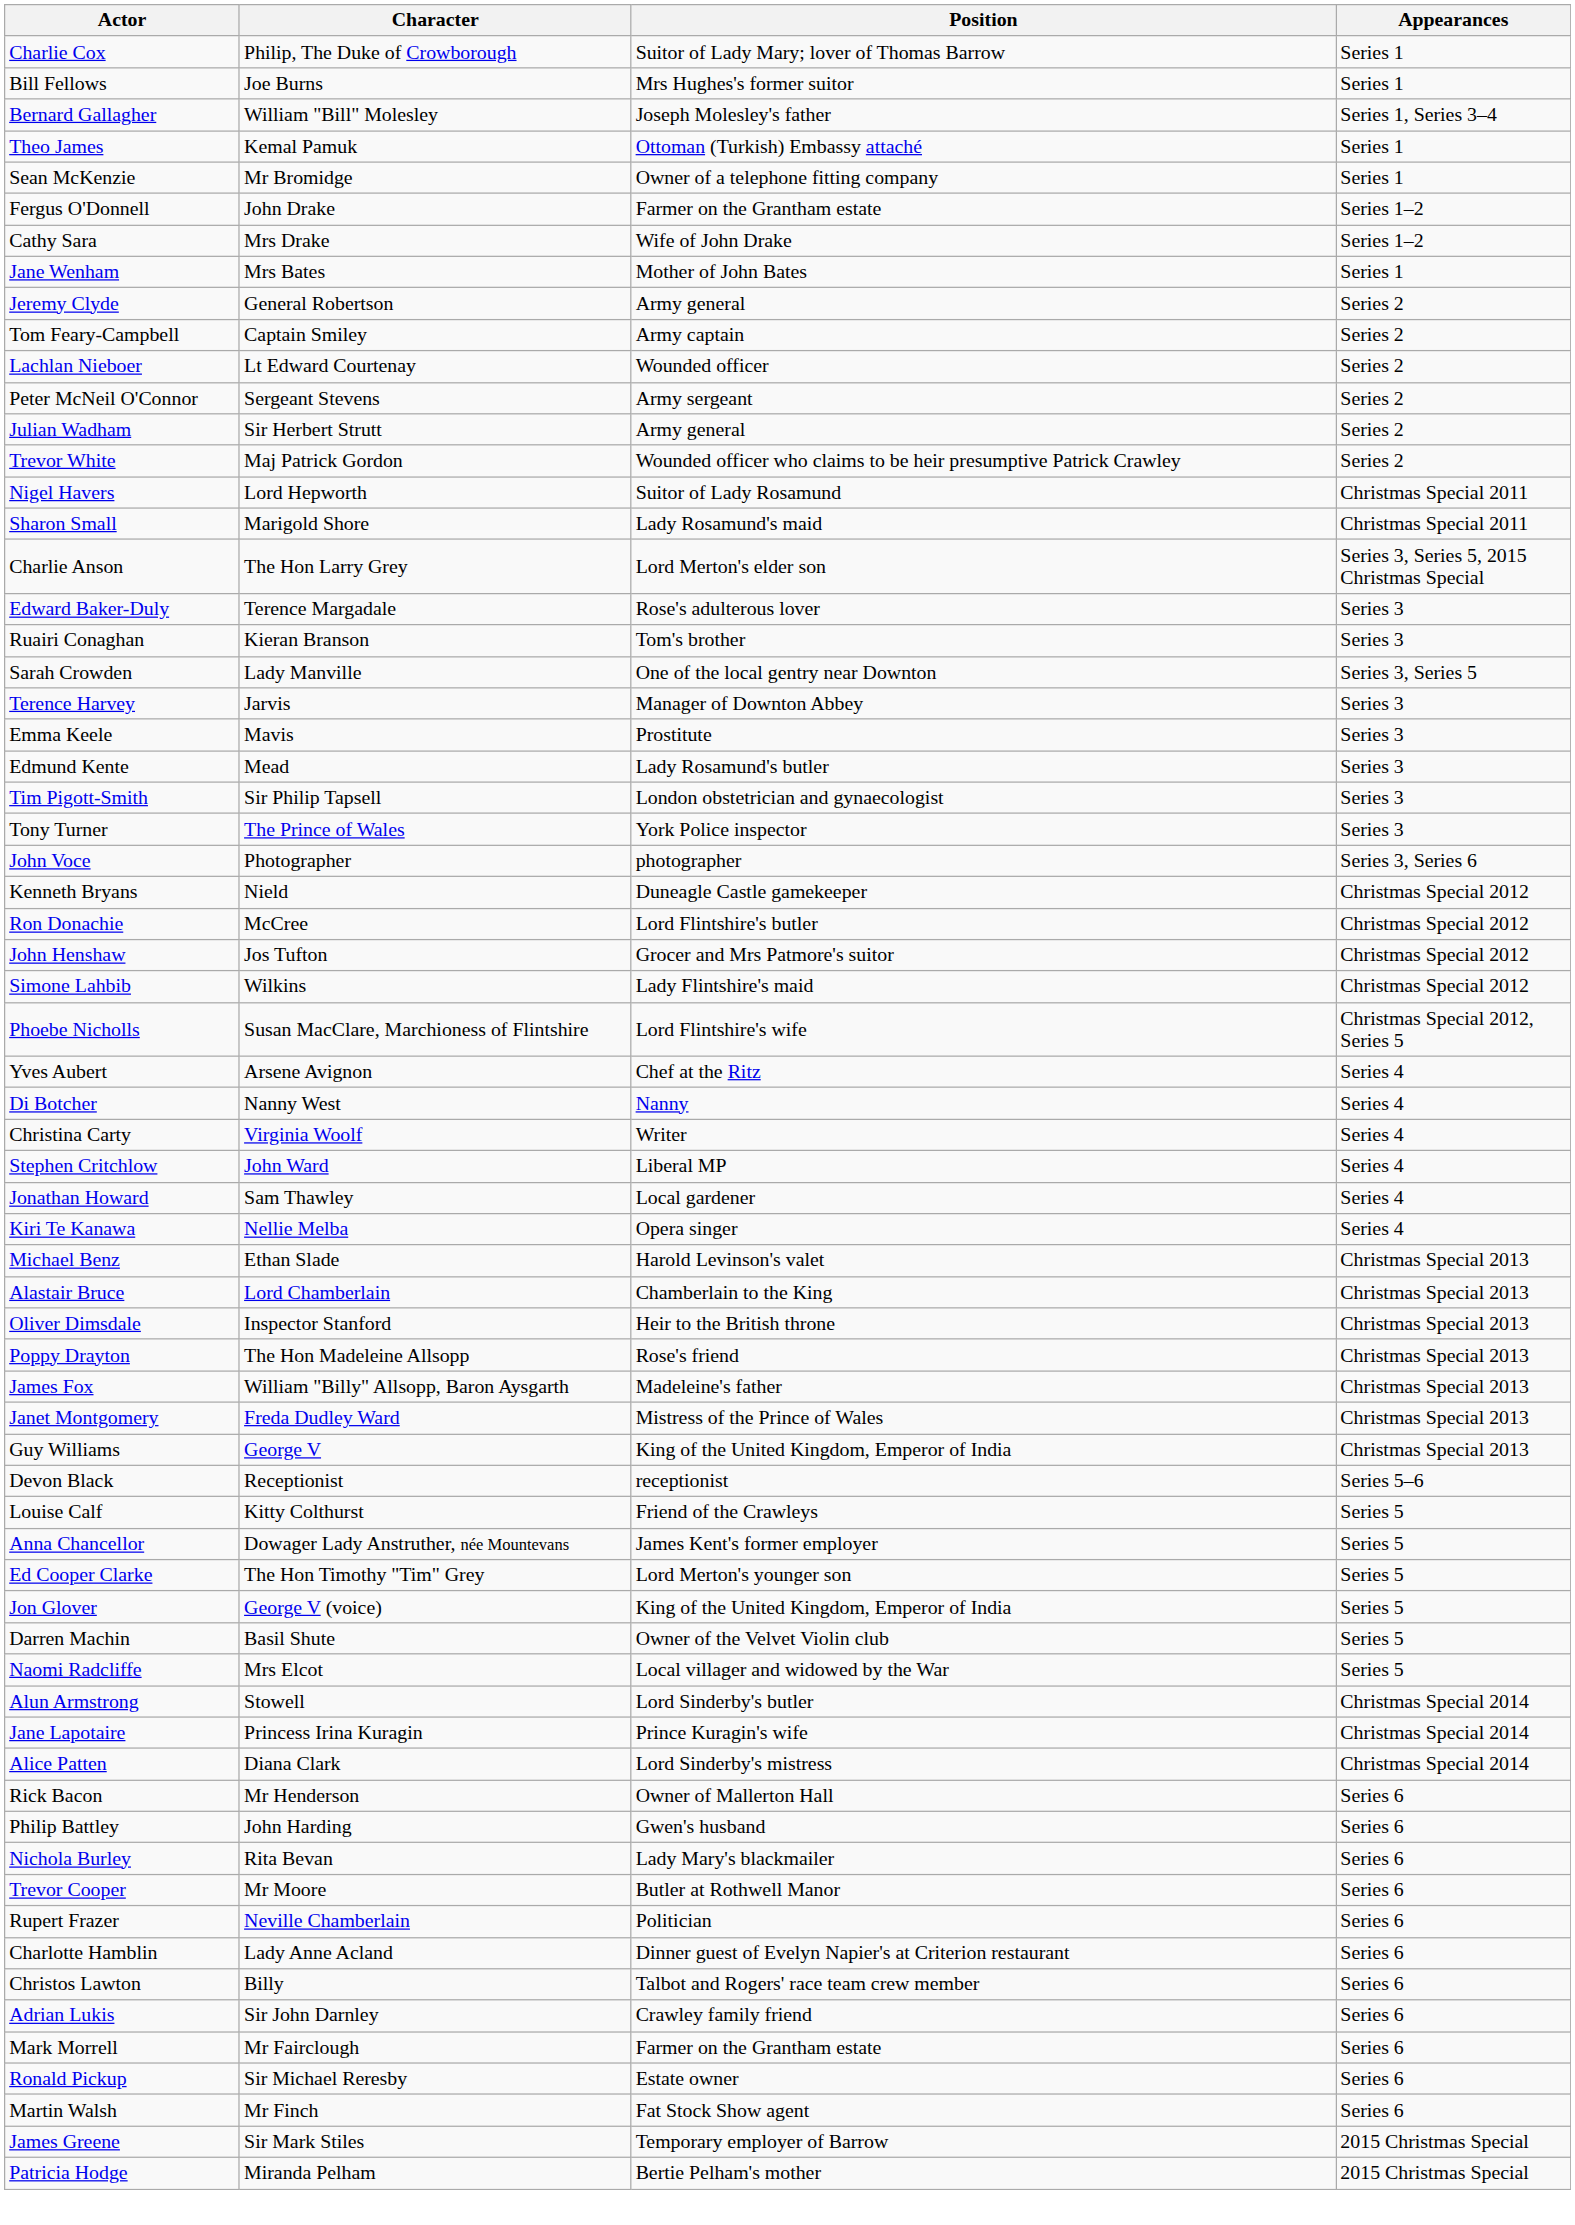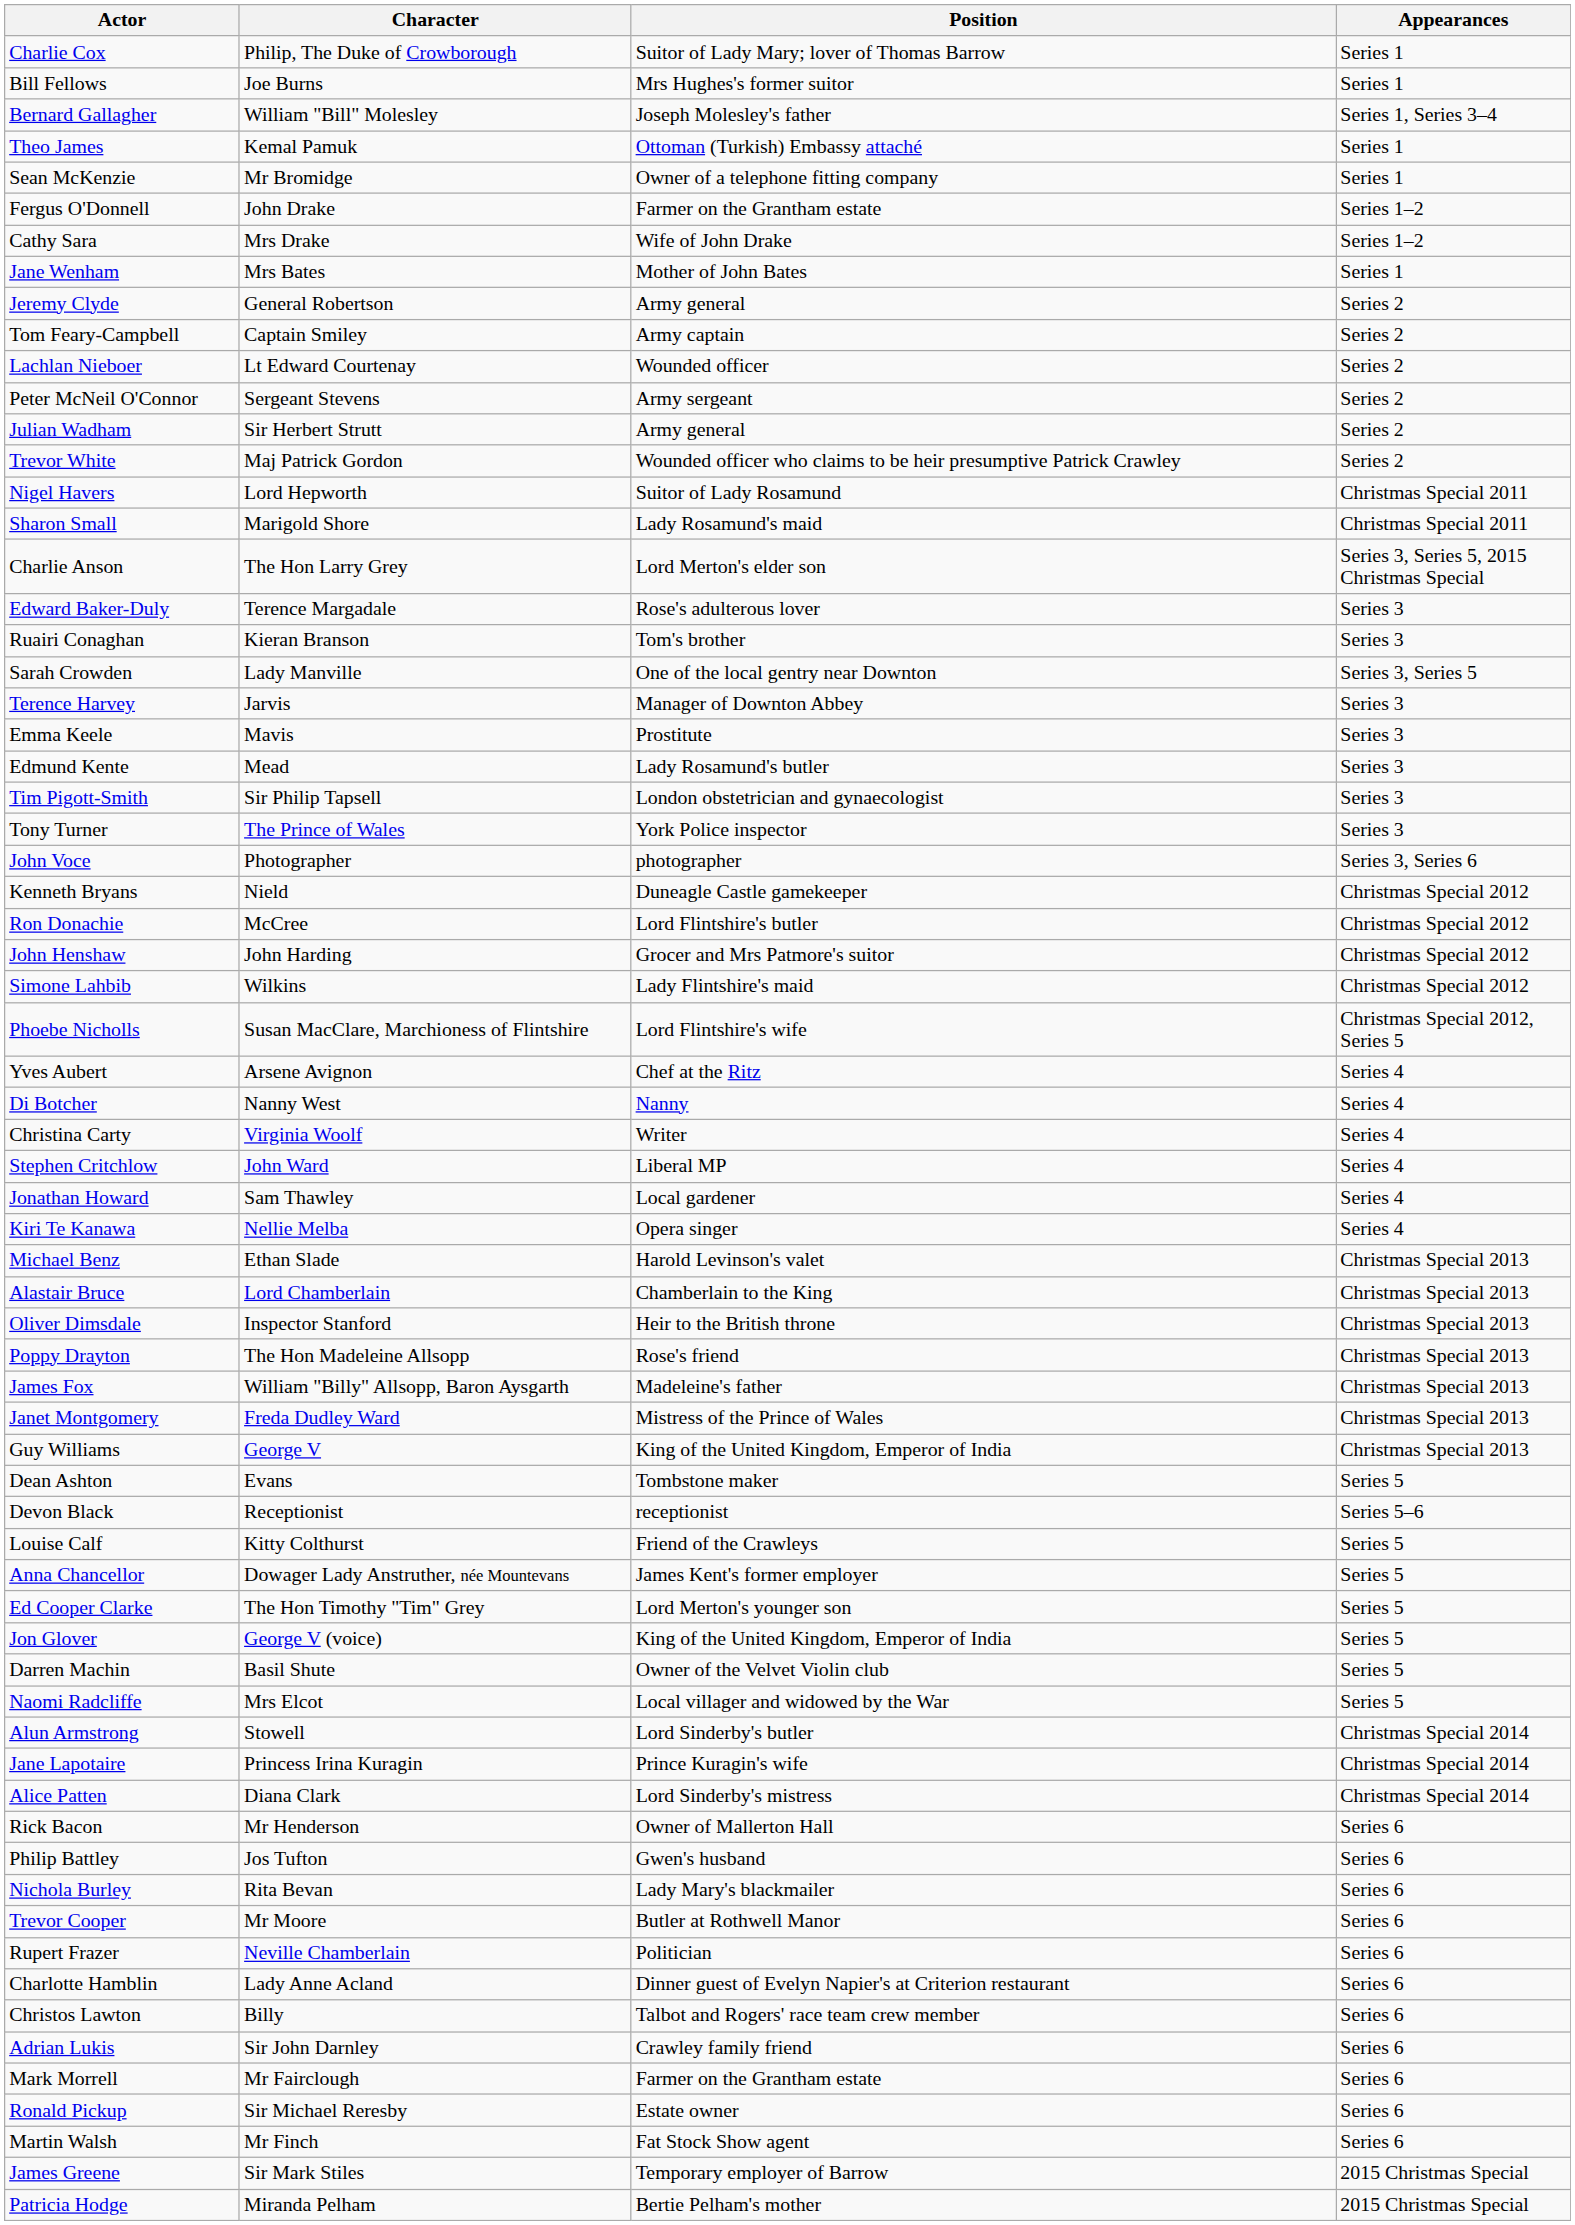(286, 955) Jos Tufton -> (298, 955) John Harding
+ row: (61, 1480)
(298, 1826) John Harding -> (286, 1858) Jos Tufton
